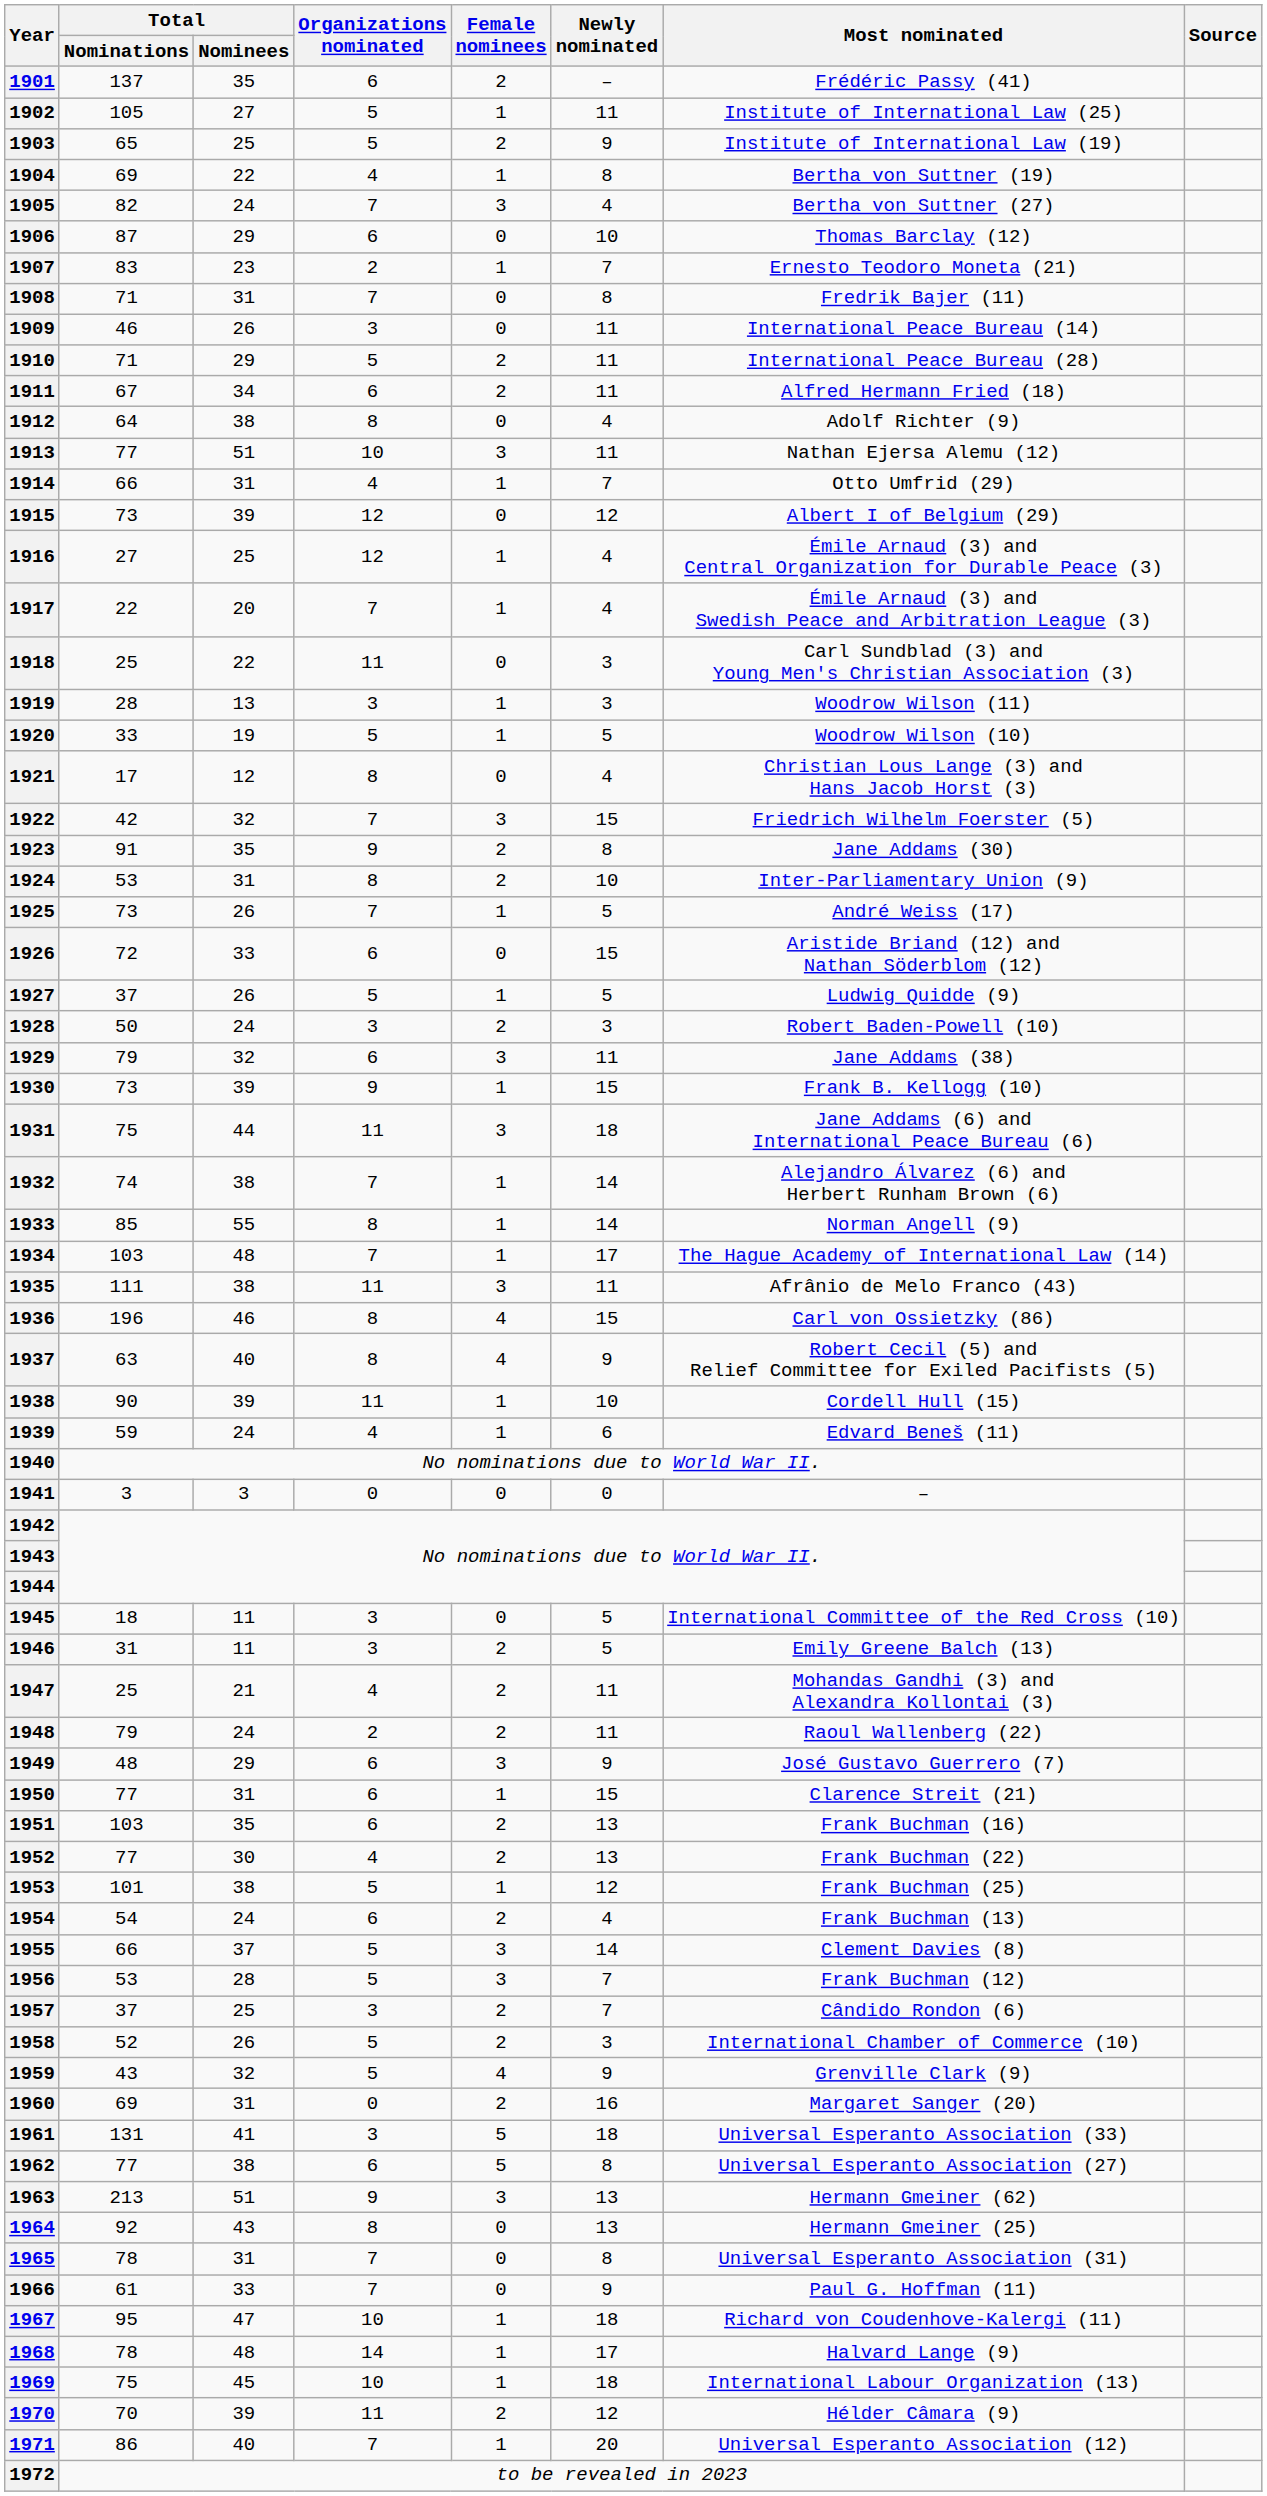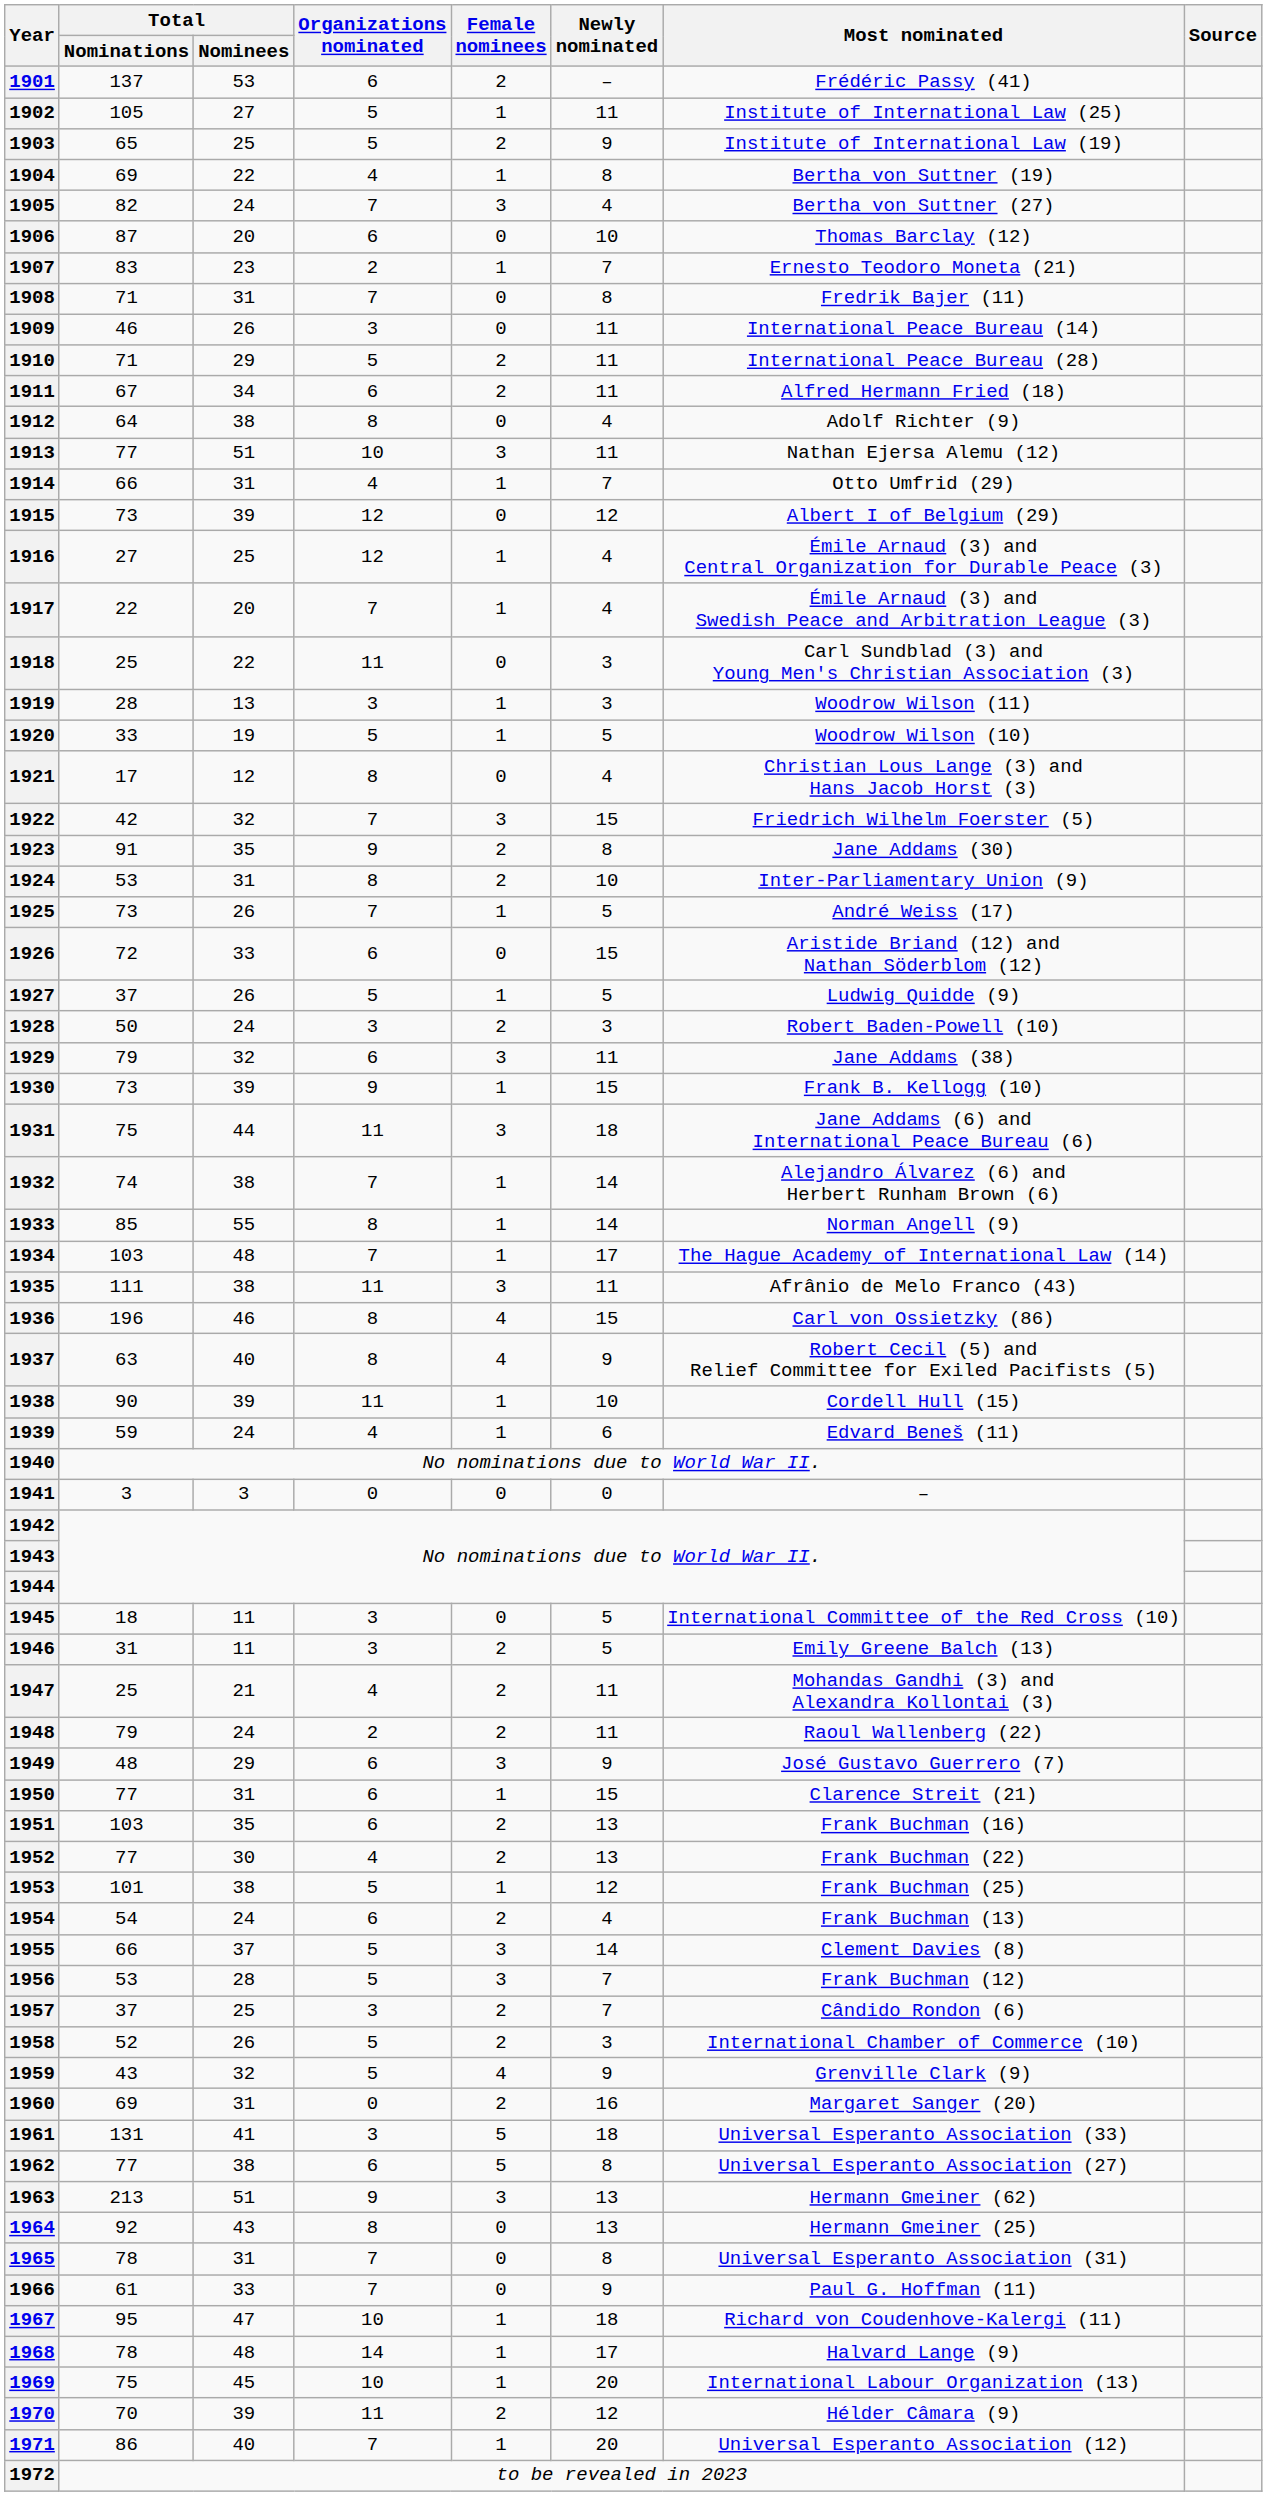(244, 82) 35 -> (244, 82) 53
(244, 237) 29 -> (244, 237) 20
(607, 2383) 18 -> (607, 2383) 20
